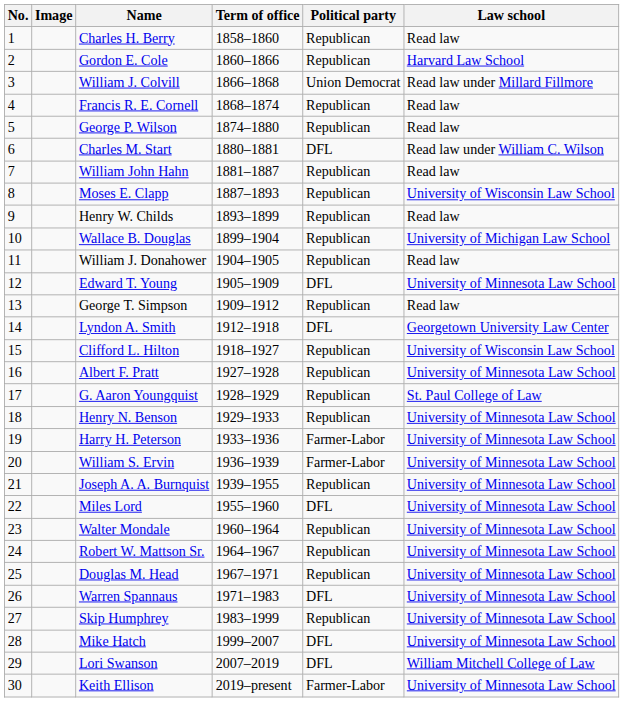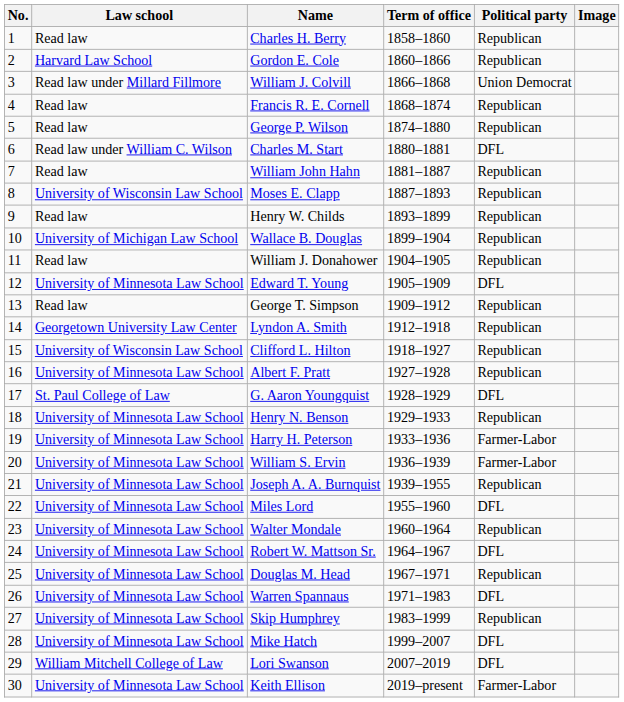columns swapped: (54, 15) <-> (511, 15)
(319, 328) DFL -> (509, 328) Republican
(338, 395) Republican -> (491, 395) DFL
(338, 551) Republican -> (491, 551) DFL
